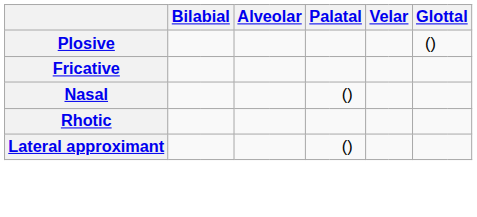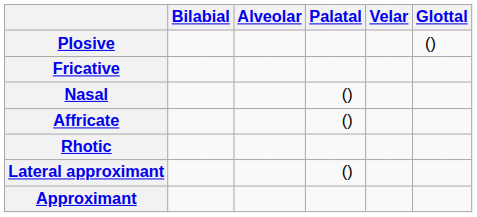+ row: (86, 120)
+ row: (86, 198)
